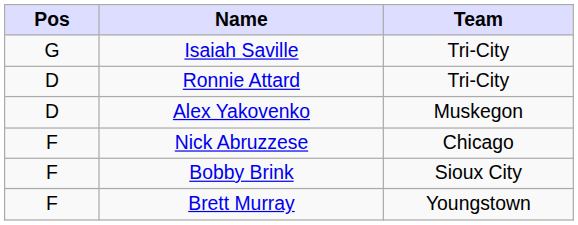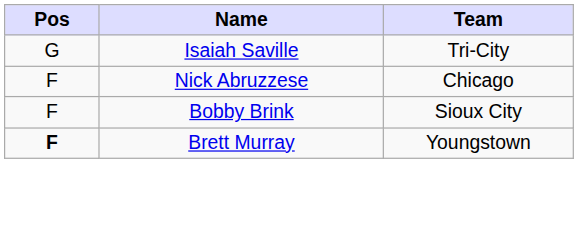- row: (241, 81)
- row: (241, 111)
(52, 204) normal -> (52, 142) bold
